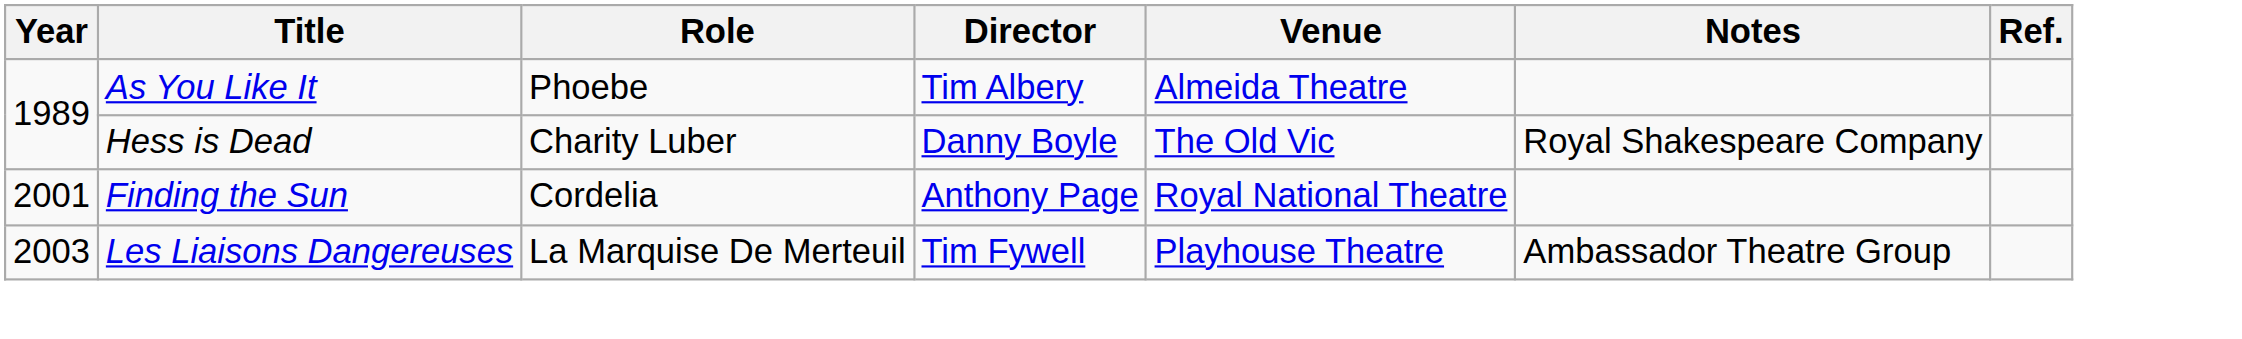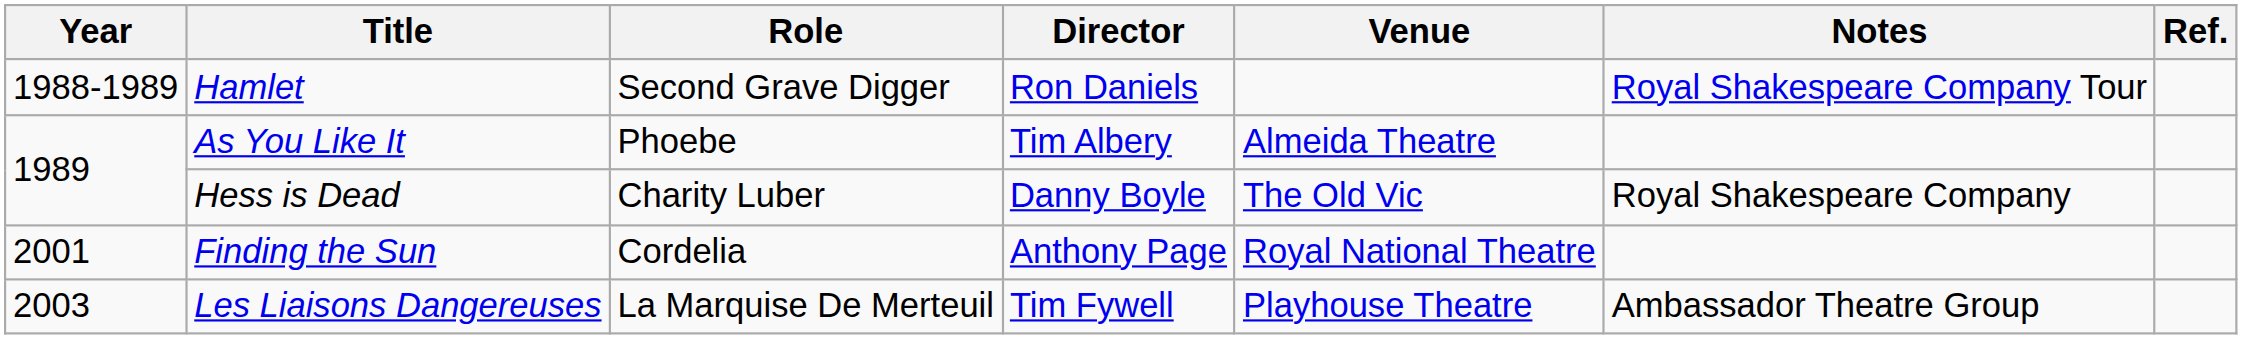+ row: (249, 86)
